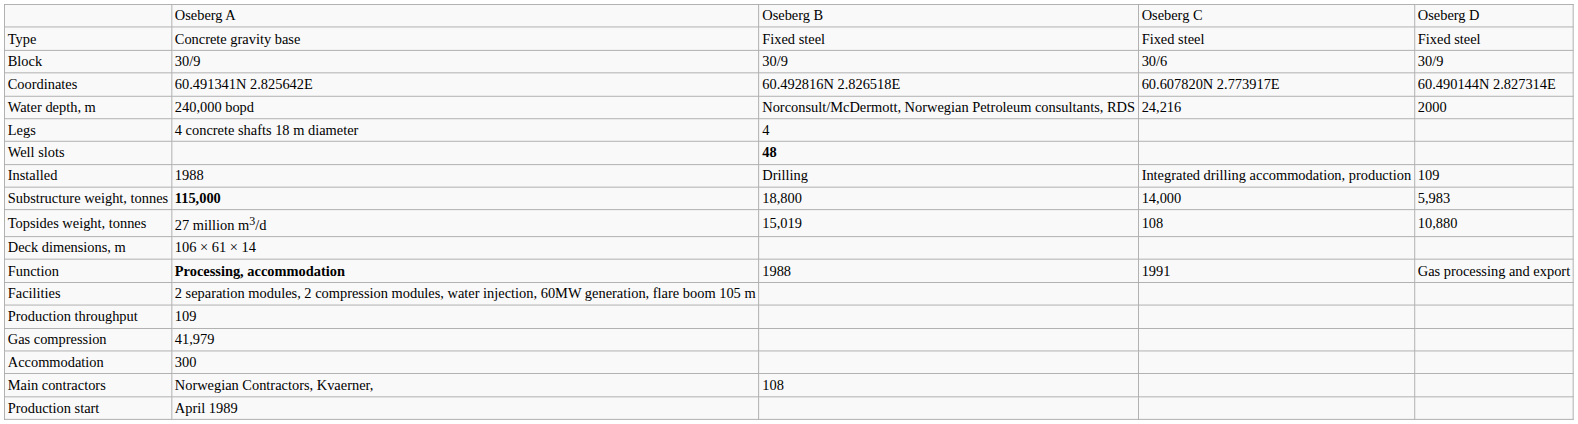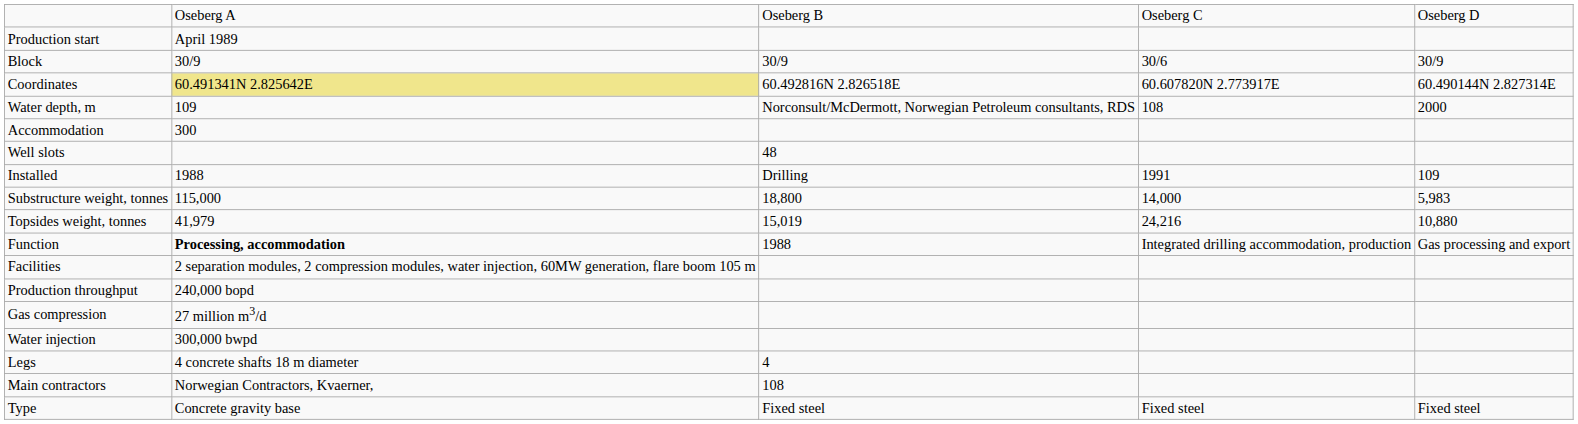rows swapped: (22, 38) <-> (54, 408)
(244, 84) no background -> (244, 84) khaki background
(214, 107) 240,000 bopd -> (186, 107) 109
(1161, 107) 24,216 -> (1152, 107) 108
rows swapped: (22, 130) <-> (56, 362)
(769, 152) bold -> (769, 152) normal
(1276, 175) Integrated drilling accommodation, production -> (1156, 175) 1991
(198, 198) bold -> (198, 198) normal
(221, 223) 27 million m3/d -> (195, 221) 41,979
(1152, 223) 108 -> (1161, 221) 24,216
- row: (67, 248)
(1156, 271) 1991 -> (1276, 244) Integrated drilling accommodation, production
(186, 316) 109 -> (214, 289) 240,000 bopd
(195, 339) 41,979 -> (221, 314) 27 million m3/d
+ row: (52, 339)
